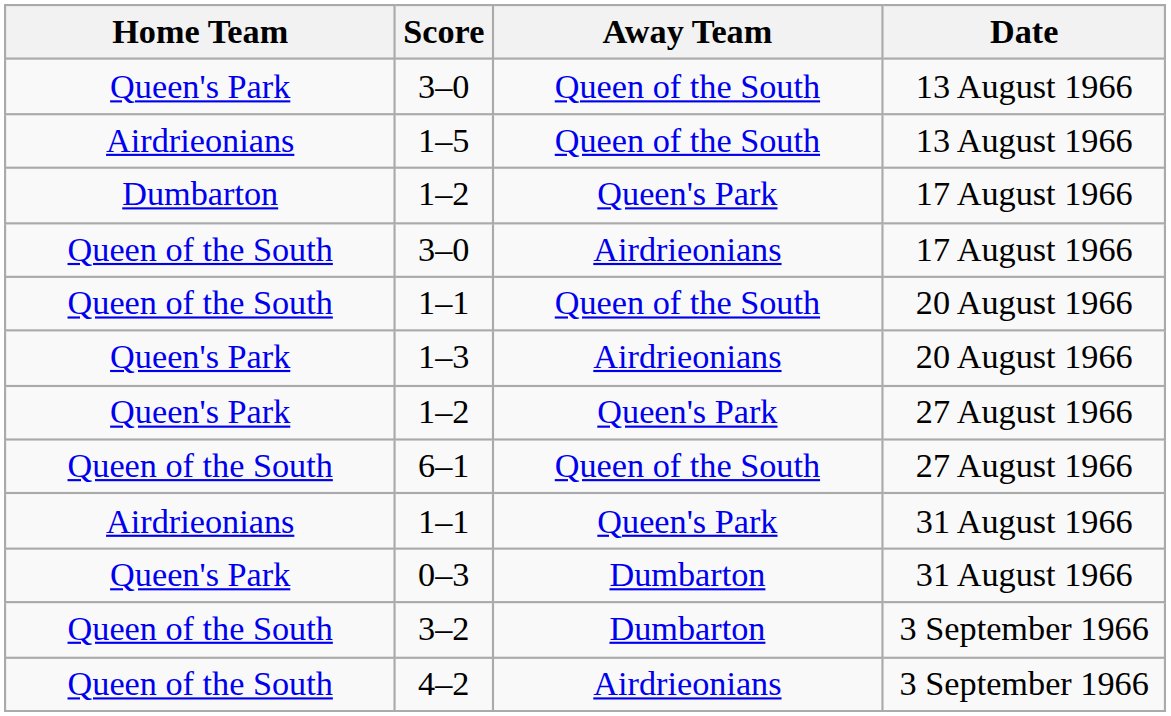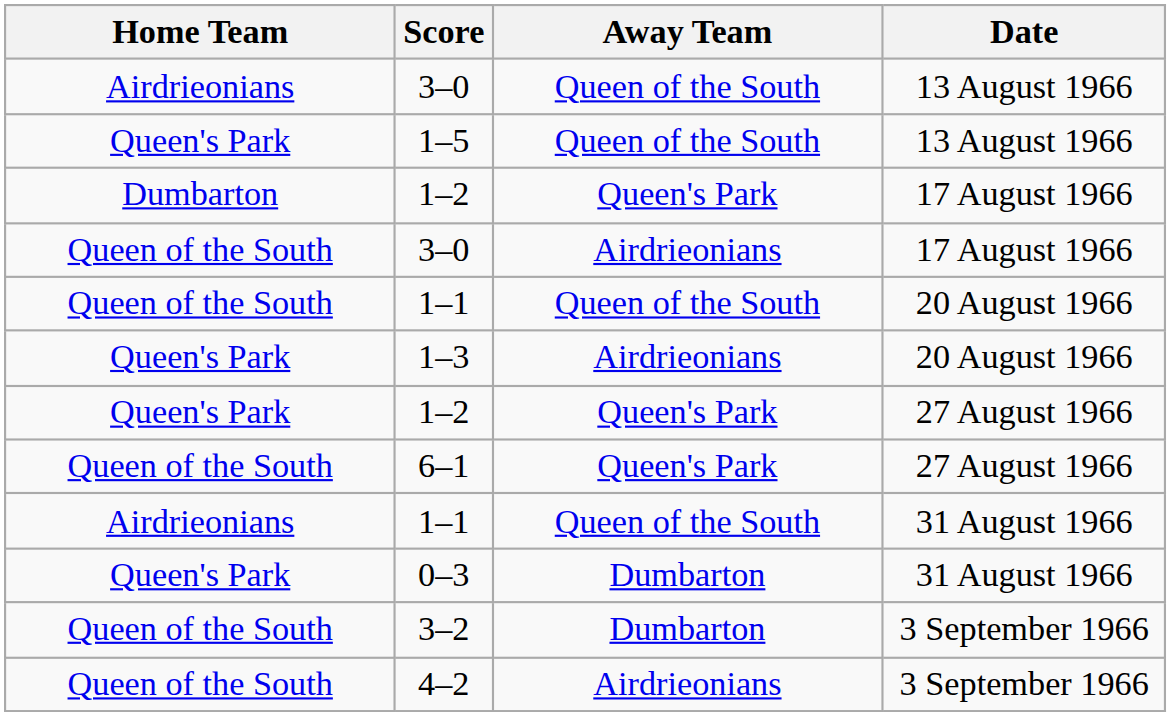(200, 85) Queen's Park -> (200, 85) Airdrieonians
(200, 140) Airdrieonians -> (200, 140) Queen's Park
(687, 466) Queen of the South -> (687, 466) Queen's Park
(687, 520) Queen's Park -> (687, 520) Queen of the South
